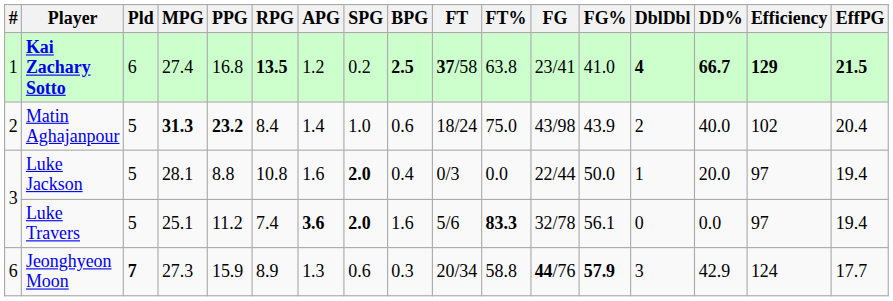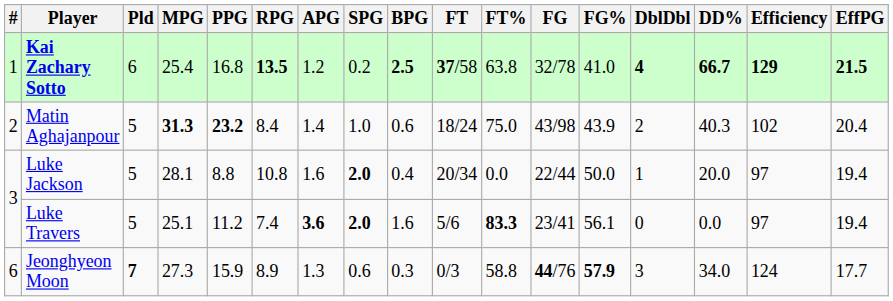(178, 67) 27.4 -> (178, 67) 25.4
(555, 67) 23/41 -> (555, 67) 32/78
(714, 125) 40.0 -> (714, 125) 40.3
(448, 174) 0/3 -> (457, 174) 20/34
(555, 223) 32/78 -> (555, 223) 23/41
(457, 271) 20/34 -> (448, 271) 0/3
(714, 271) 42.9 -> (714, 271) 34.0
